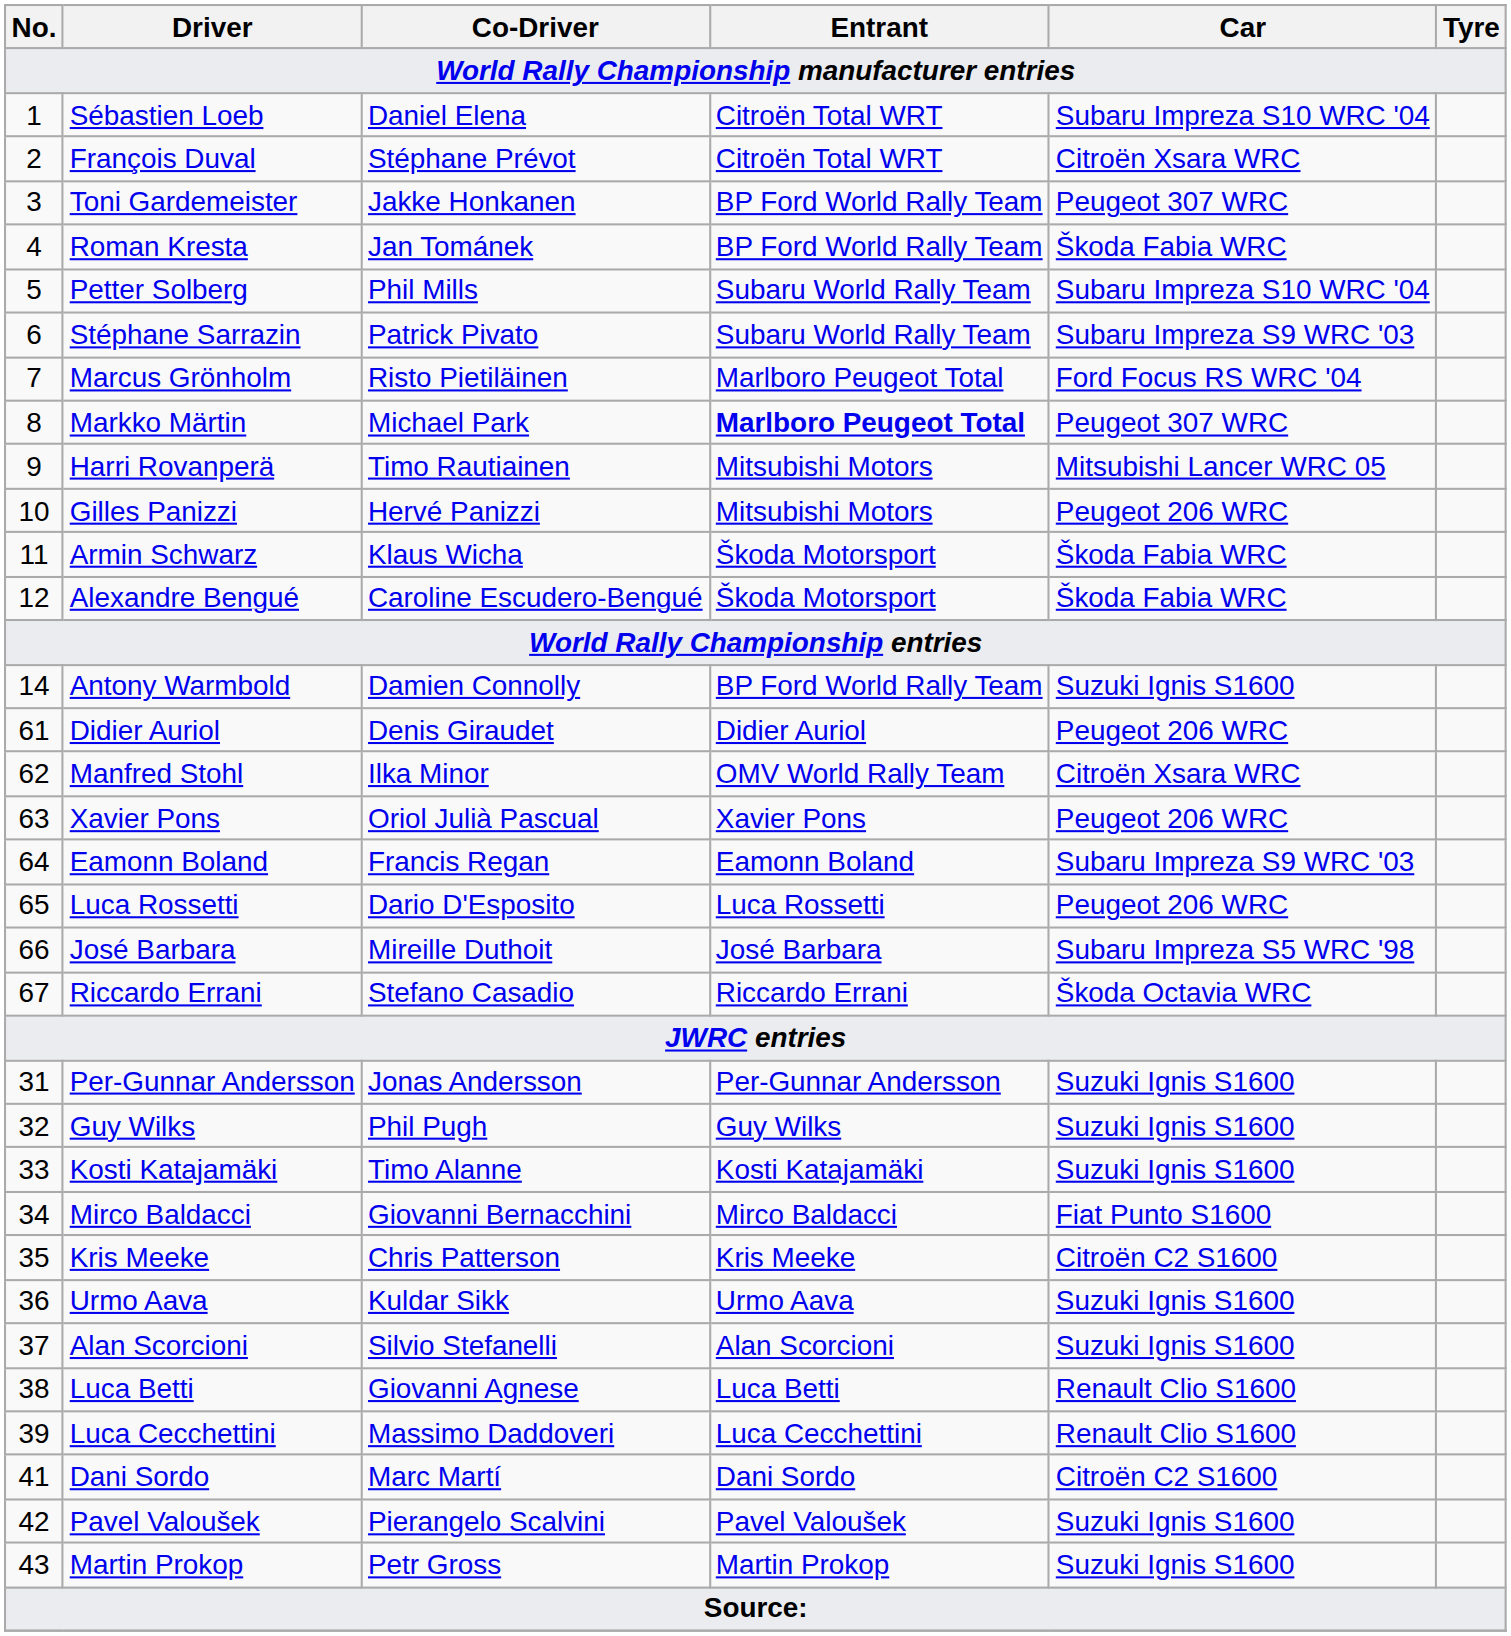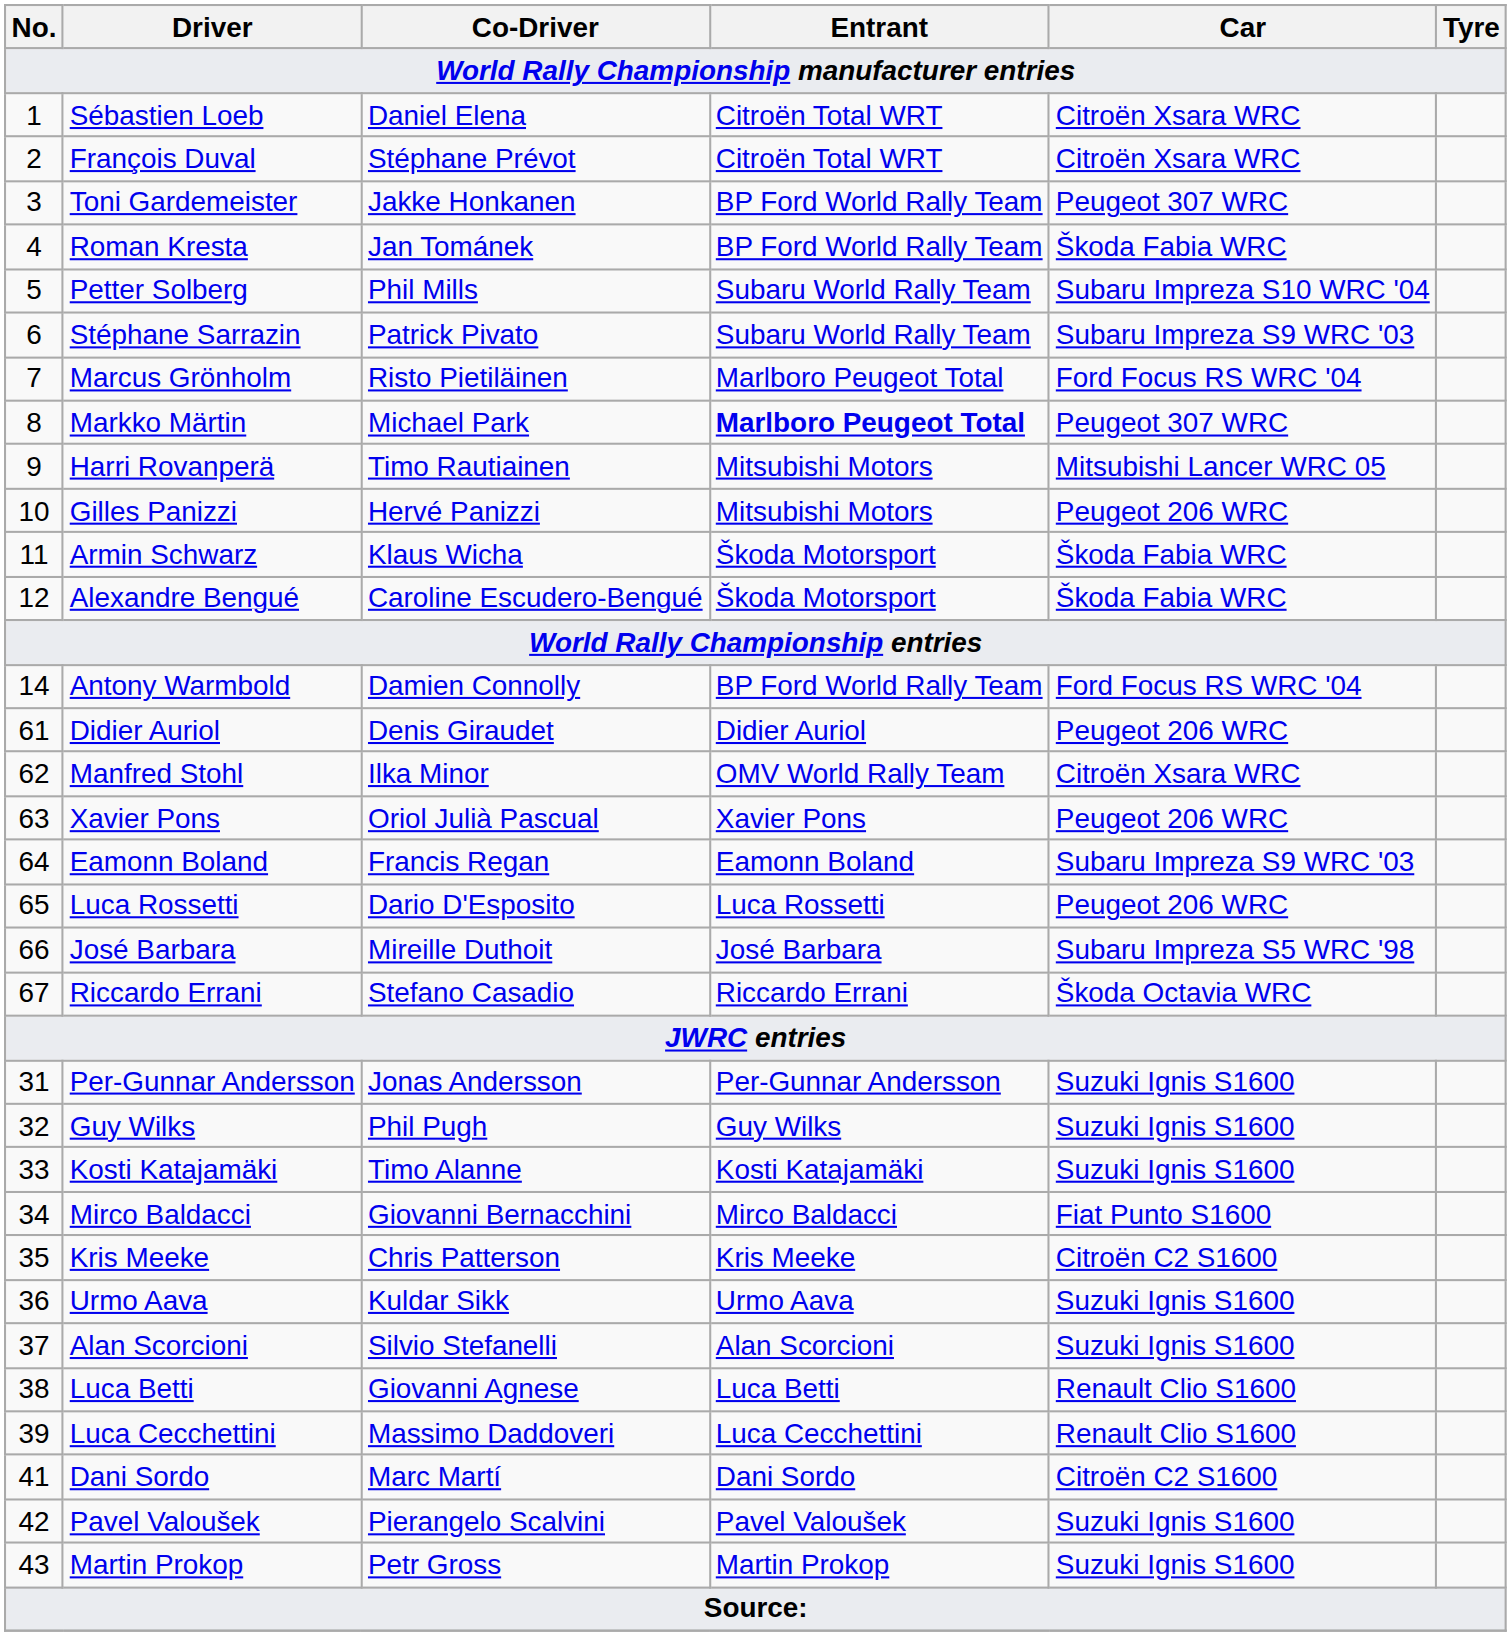(1243, 114) Subaru Impreza S10 WRC '04 -> (1178, 114) Citroën Xsara WRC
(1175, 686) Suzuki Ignis S1600 -> (1209, 686) Ford Focus RS WRC '04
